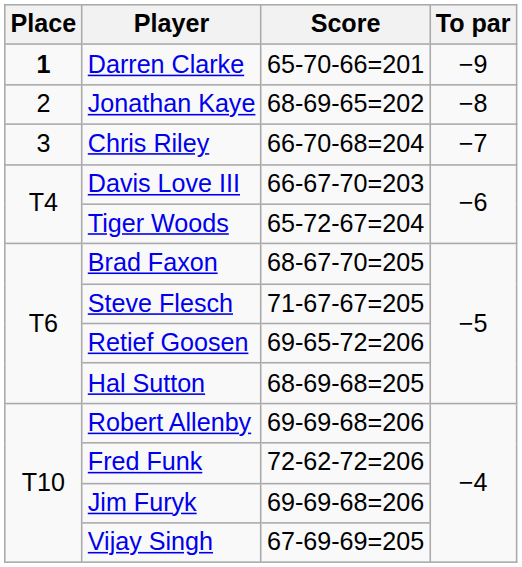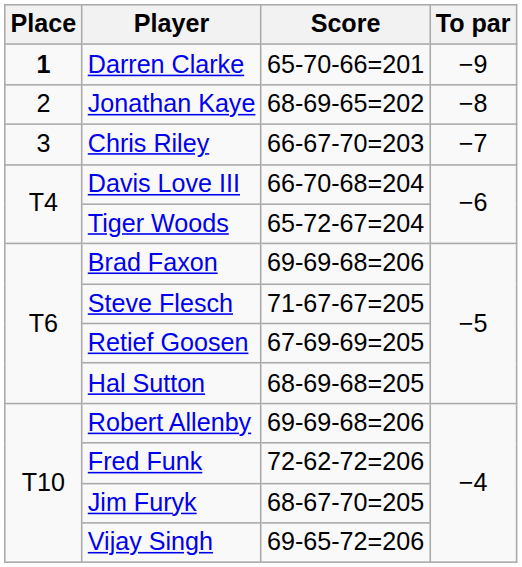(346, 143) 66-70-68=204 -> (346, 143) 66-67-70=203
(346, 183) 66-67-70=203 -> (346, 183) 66-70-68=204
(346, 263) 68-67-70=205 -> (346, 263) 69-69-68=206
(346, 343) 69-65-72=206 -> (346, 343) 67-69-69=205
(346, 502) 69-69-68=206 -> (346, 502) 68-67-70=205
(346, 542) 67-69-69=205 -> (346, 542) 69-65-72=206
